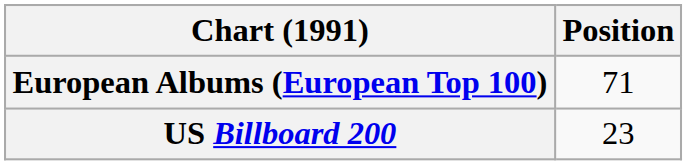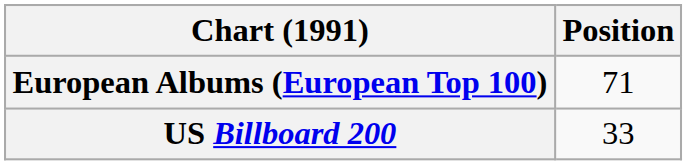(618, 133) 23 -> (618, 133) 33
